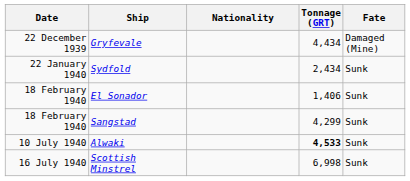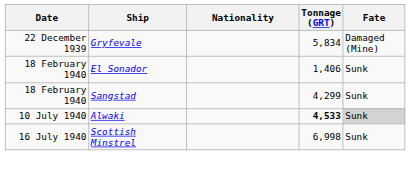(327, 43) 4,434 -> (327, 43) 5,834
- row: (111, 69)
(357, 142) no background -> (357, 116) lightgrey background
